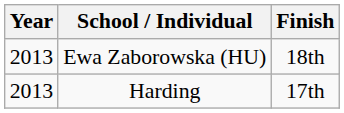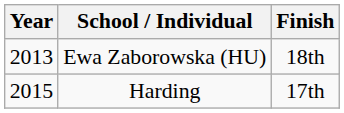(31, 90) 2013 -> (31, 90) 2015
